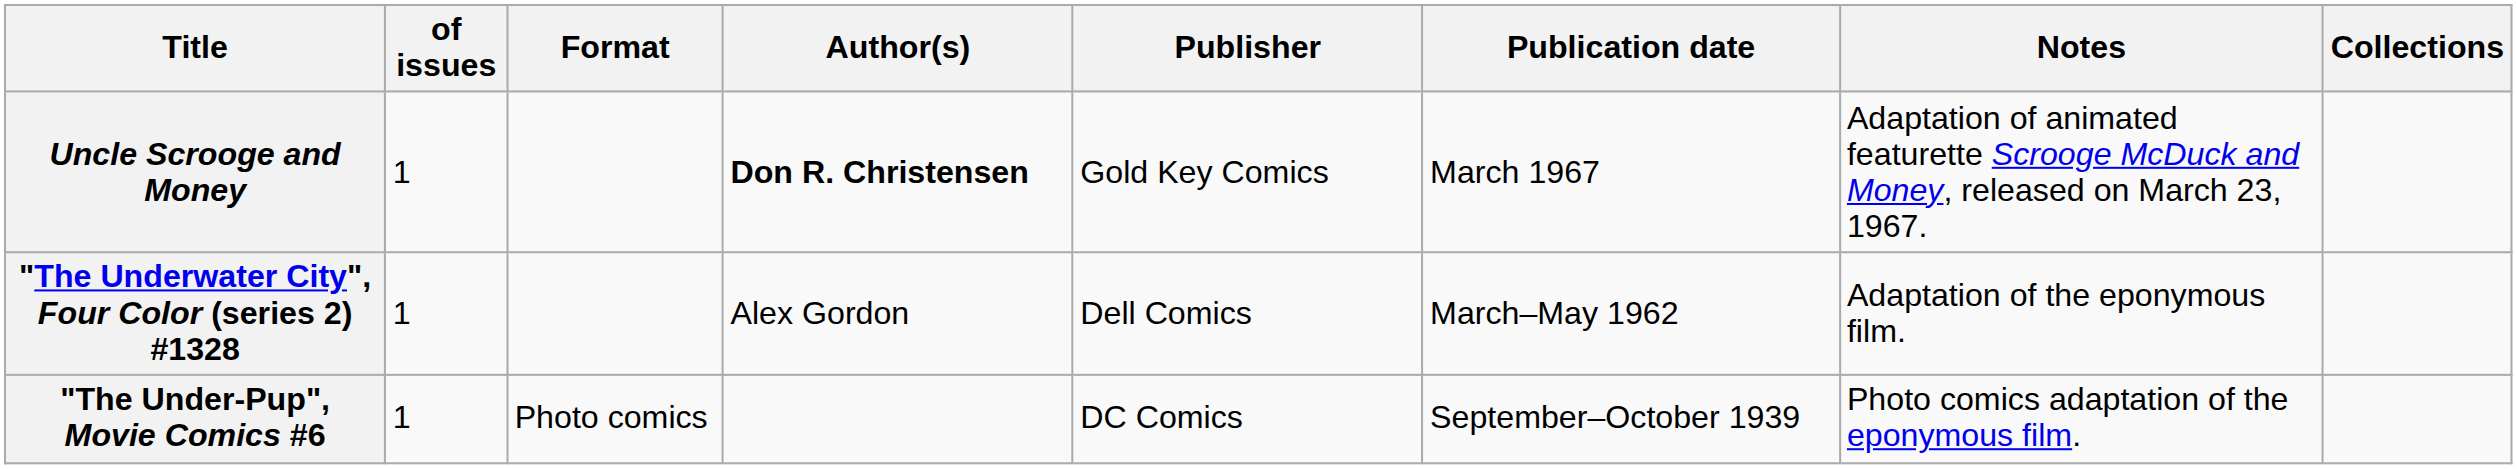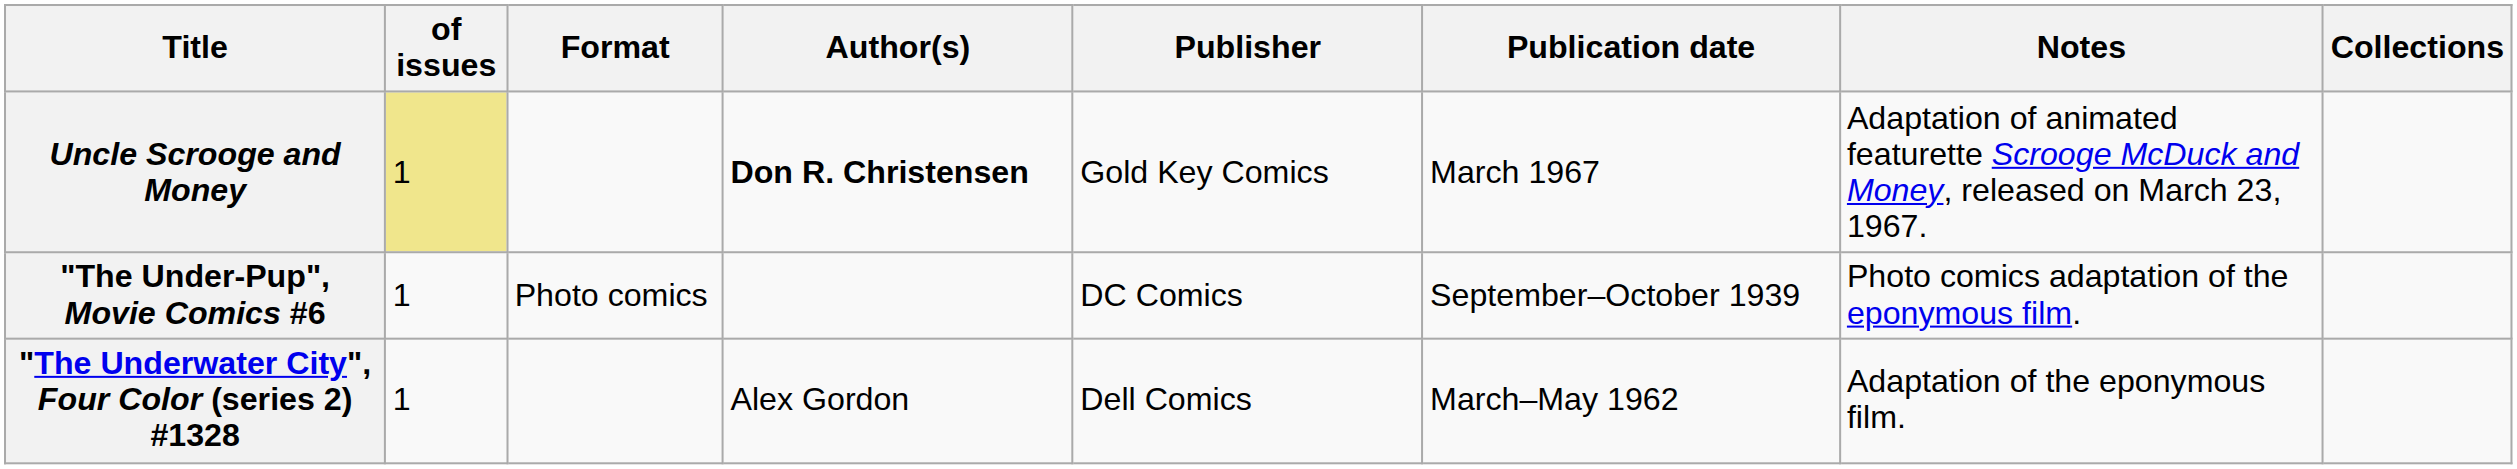(402, 171) no background -> (402, 171) khaki background
rows swapped: (195, 418) <-> (195, 312)
